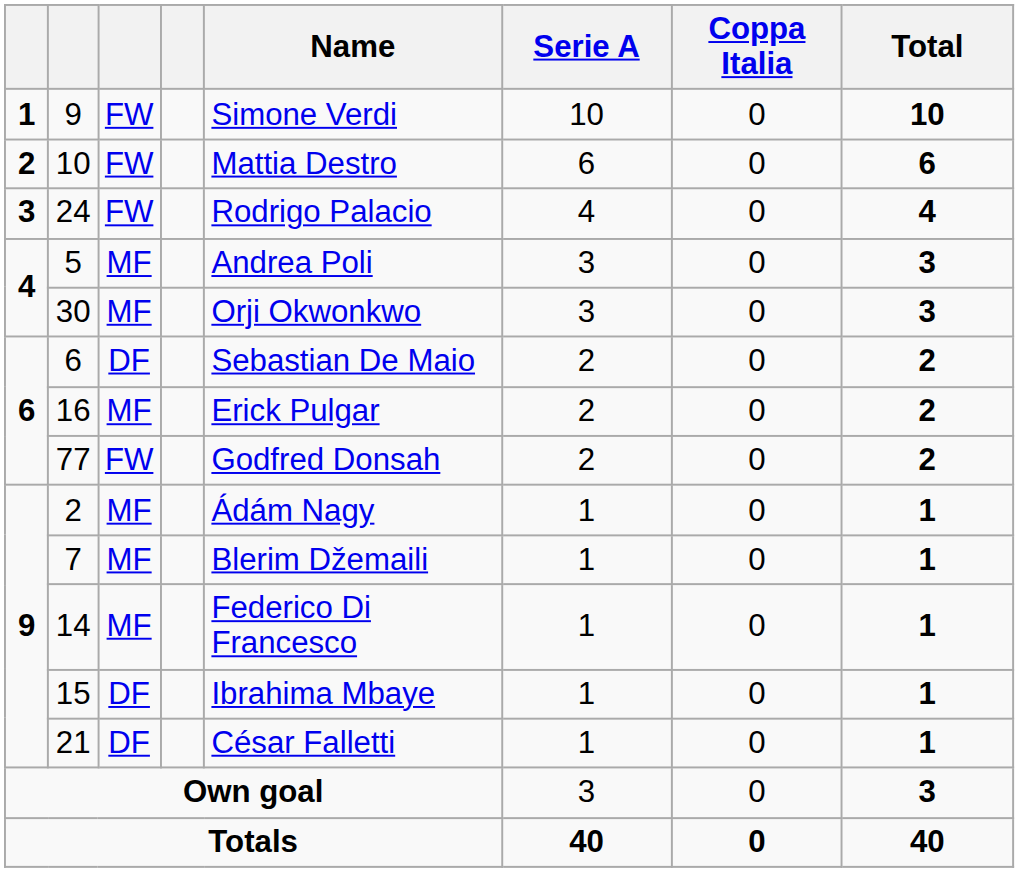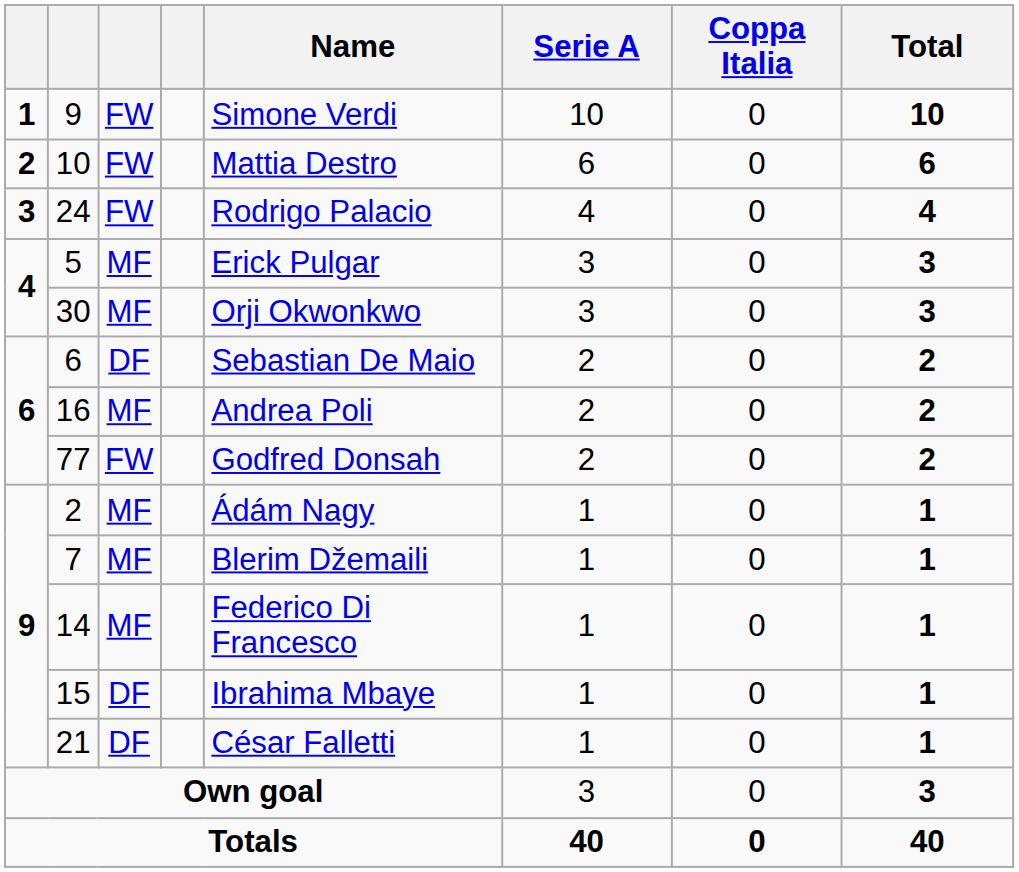(292, 262) Andrea Poli -> (295, 262) Erick Pulgar
(295, 410) Erick Pulgar -> (292, 410) Andrea Poli
